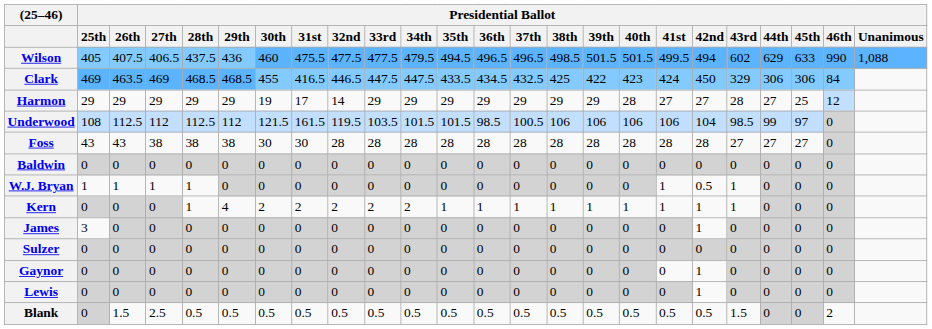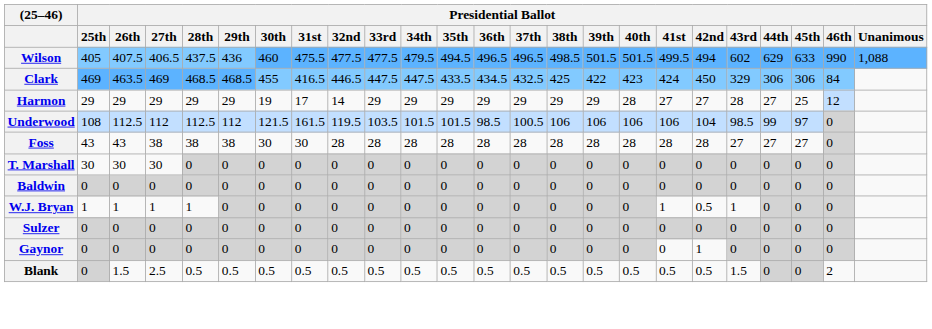+ row: (41, 164)
- row: (41, 206)
- row: (41, 228)
- row: (41, 292)
